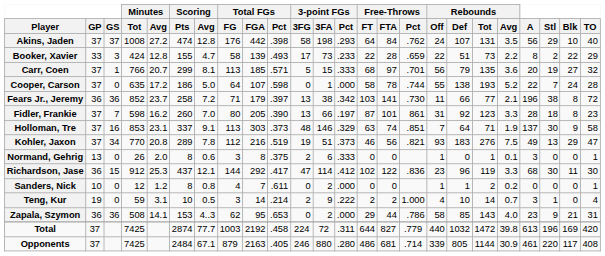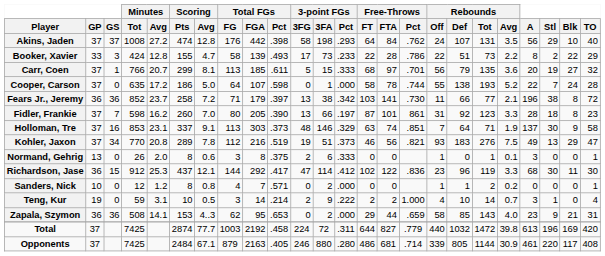(416, 55) .659 -> (416, 55) .786
(279, 70) .571 -> (279, 70) .611
(279, 186) .611 -> (279, 186) .571
(416, 215) .786 -> (416, 215) .659
